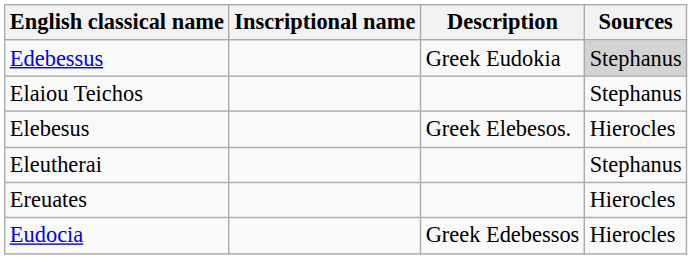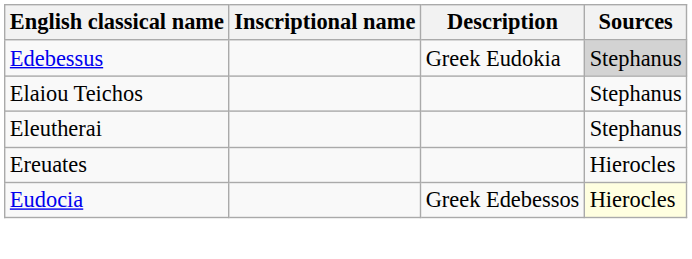- row: (50, 128)
(633, 235) no background -> (633, 199) lightyellow background
